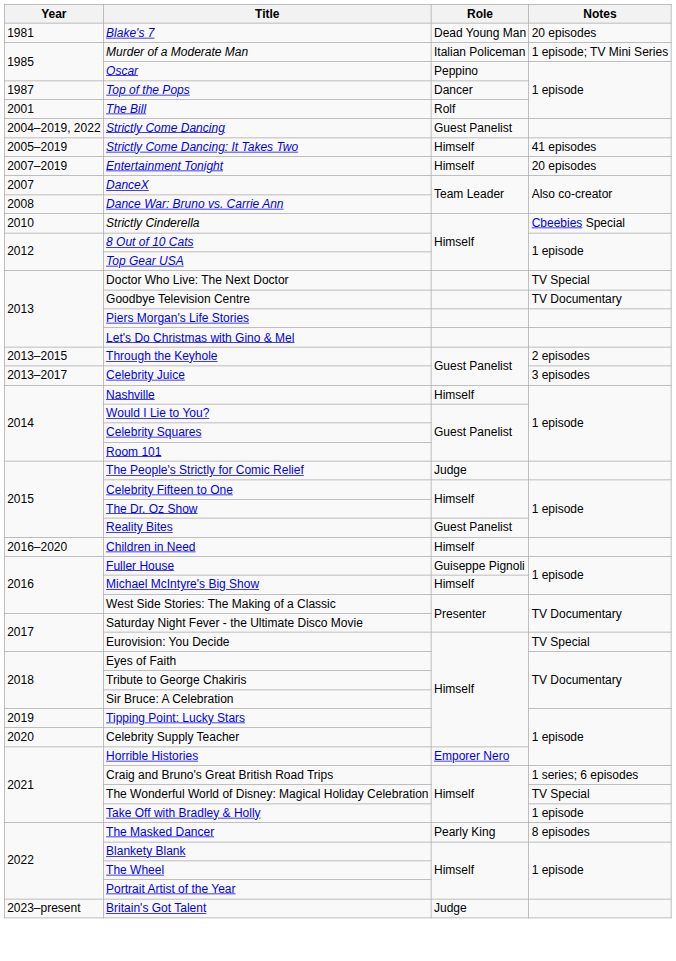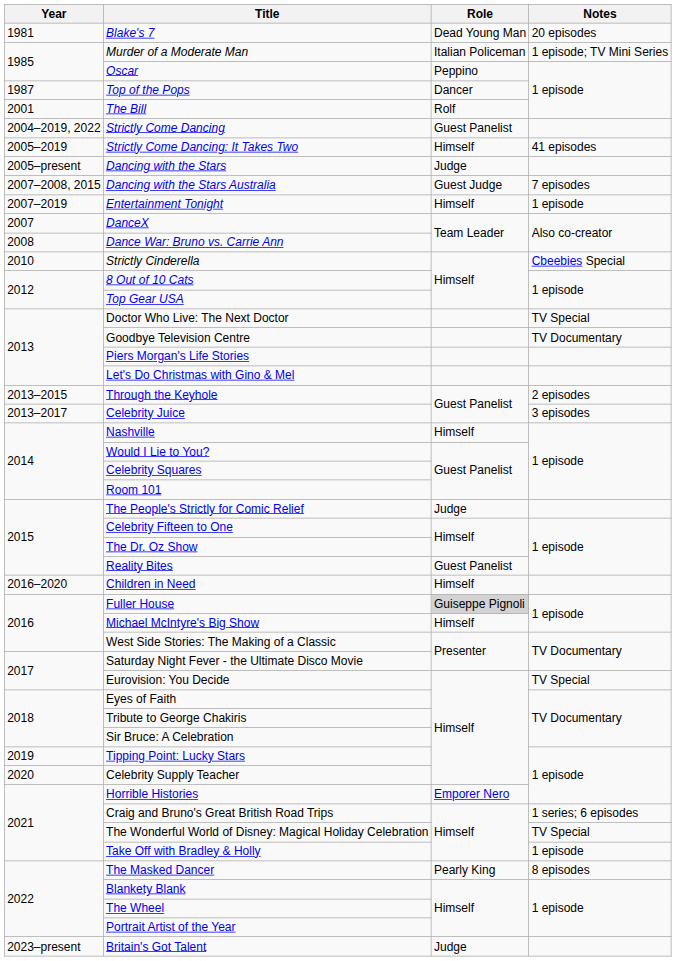+ row: (166, 166)
+ row: (191, 185)
(564, 166) 20 episodes -> (558, 204) 1 episode
(479, 565) no background -> (479, 603) lightgrey background
